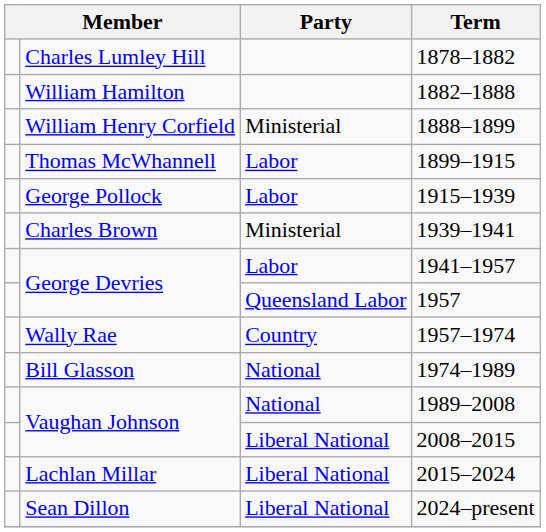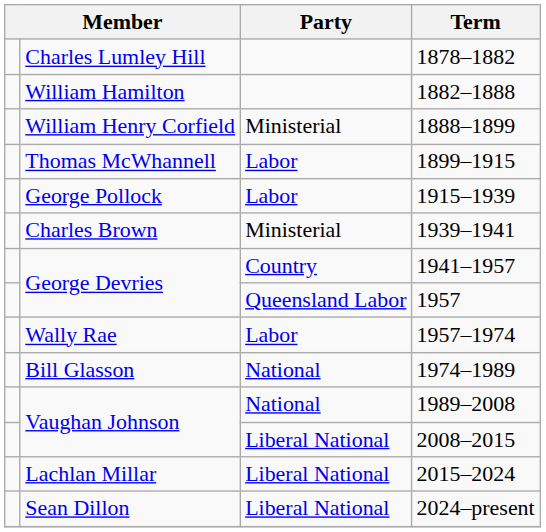(271, 265) Labor -> (281, 265) Country
(281, 334) Country -> (271, 334) Labor
